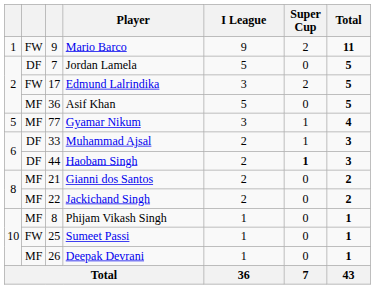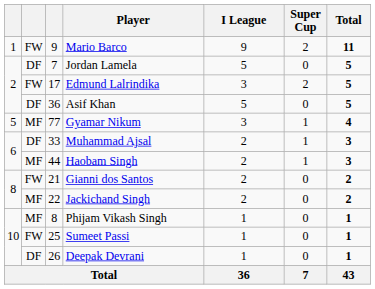(34, 103) MF -> (34, 103) DF
(34, 160) DF -> (34, 160) MF
(306, 160) bold -> (306, 160) normal
(34, 179) MF -> (34, 179) FW
(34, 255) MF -> (34, 255) DF
